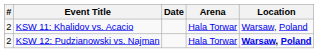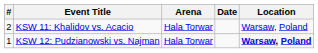columns swapped: (174, 12) <-> (213, 12)
(9, 41) 2 -> (9, 41) 1
